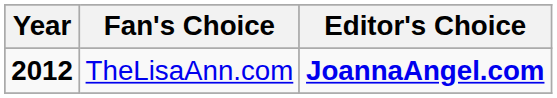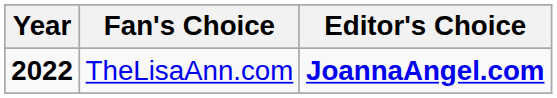(42, 70) 2012 -> (42, 70) 2022
